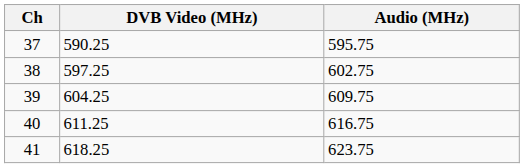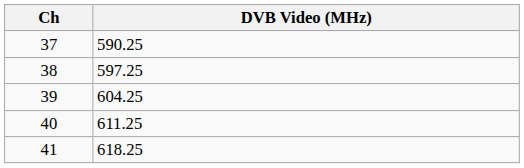- column: (422, 17)
